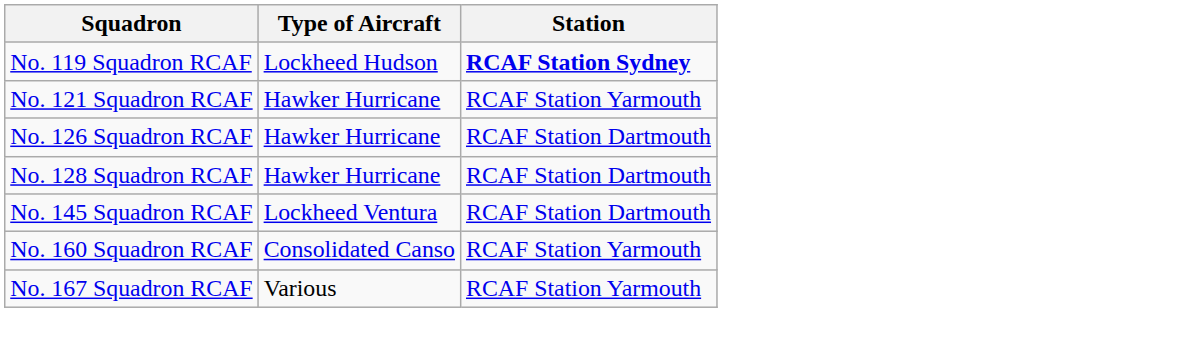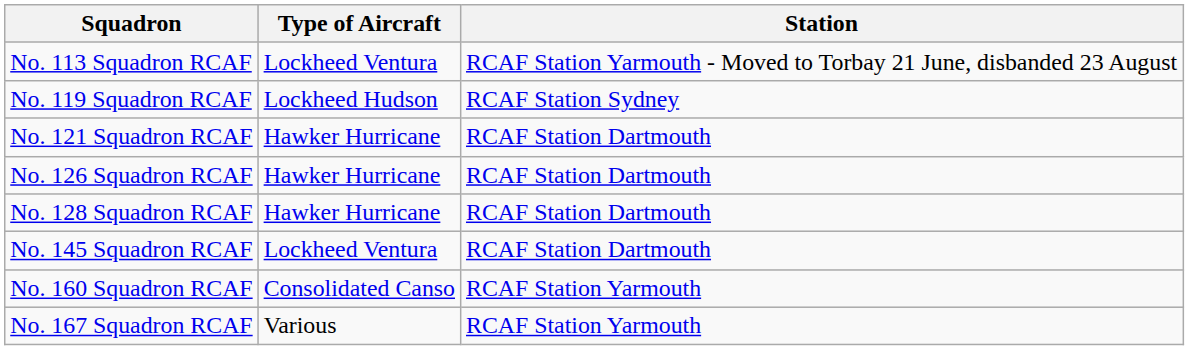+ row: (131, 61)
(578, 61) bold -> (573, 99) normal
(584, 99) RCAF Station Yarmouth -> (589, 136) RCAF Station Dartmouth
